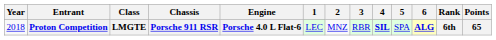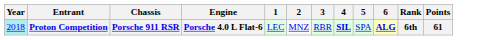- column: (129, 12)
(16, 27) no background -> (16, 27) paleturquoise background
(477, 27) 65 -> (438, 27) 61
